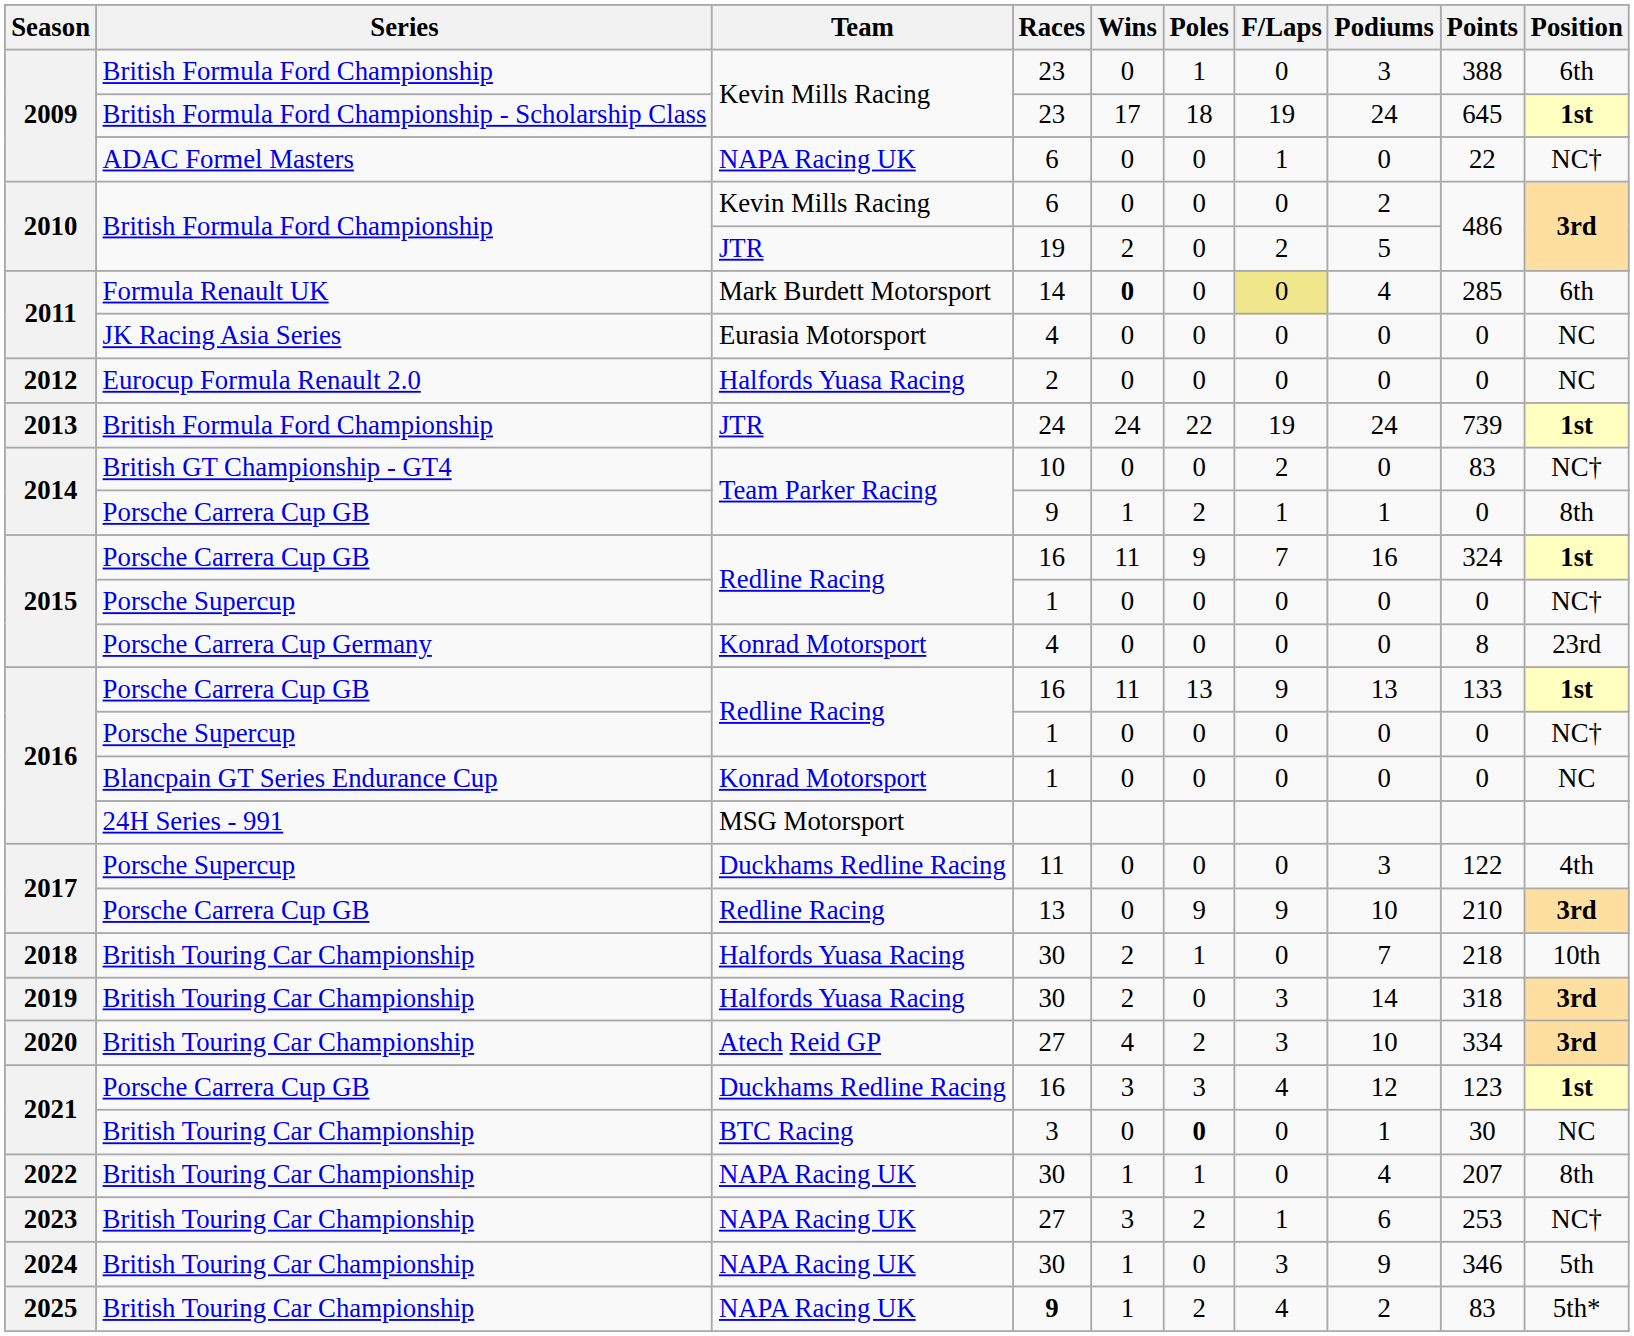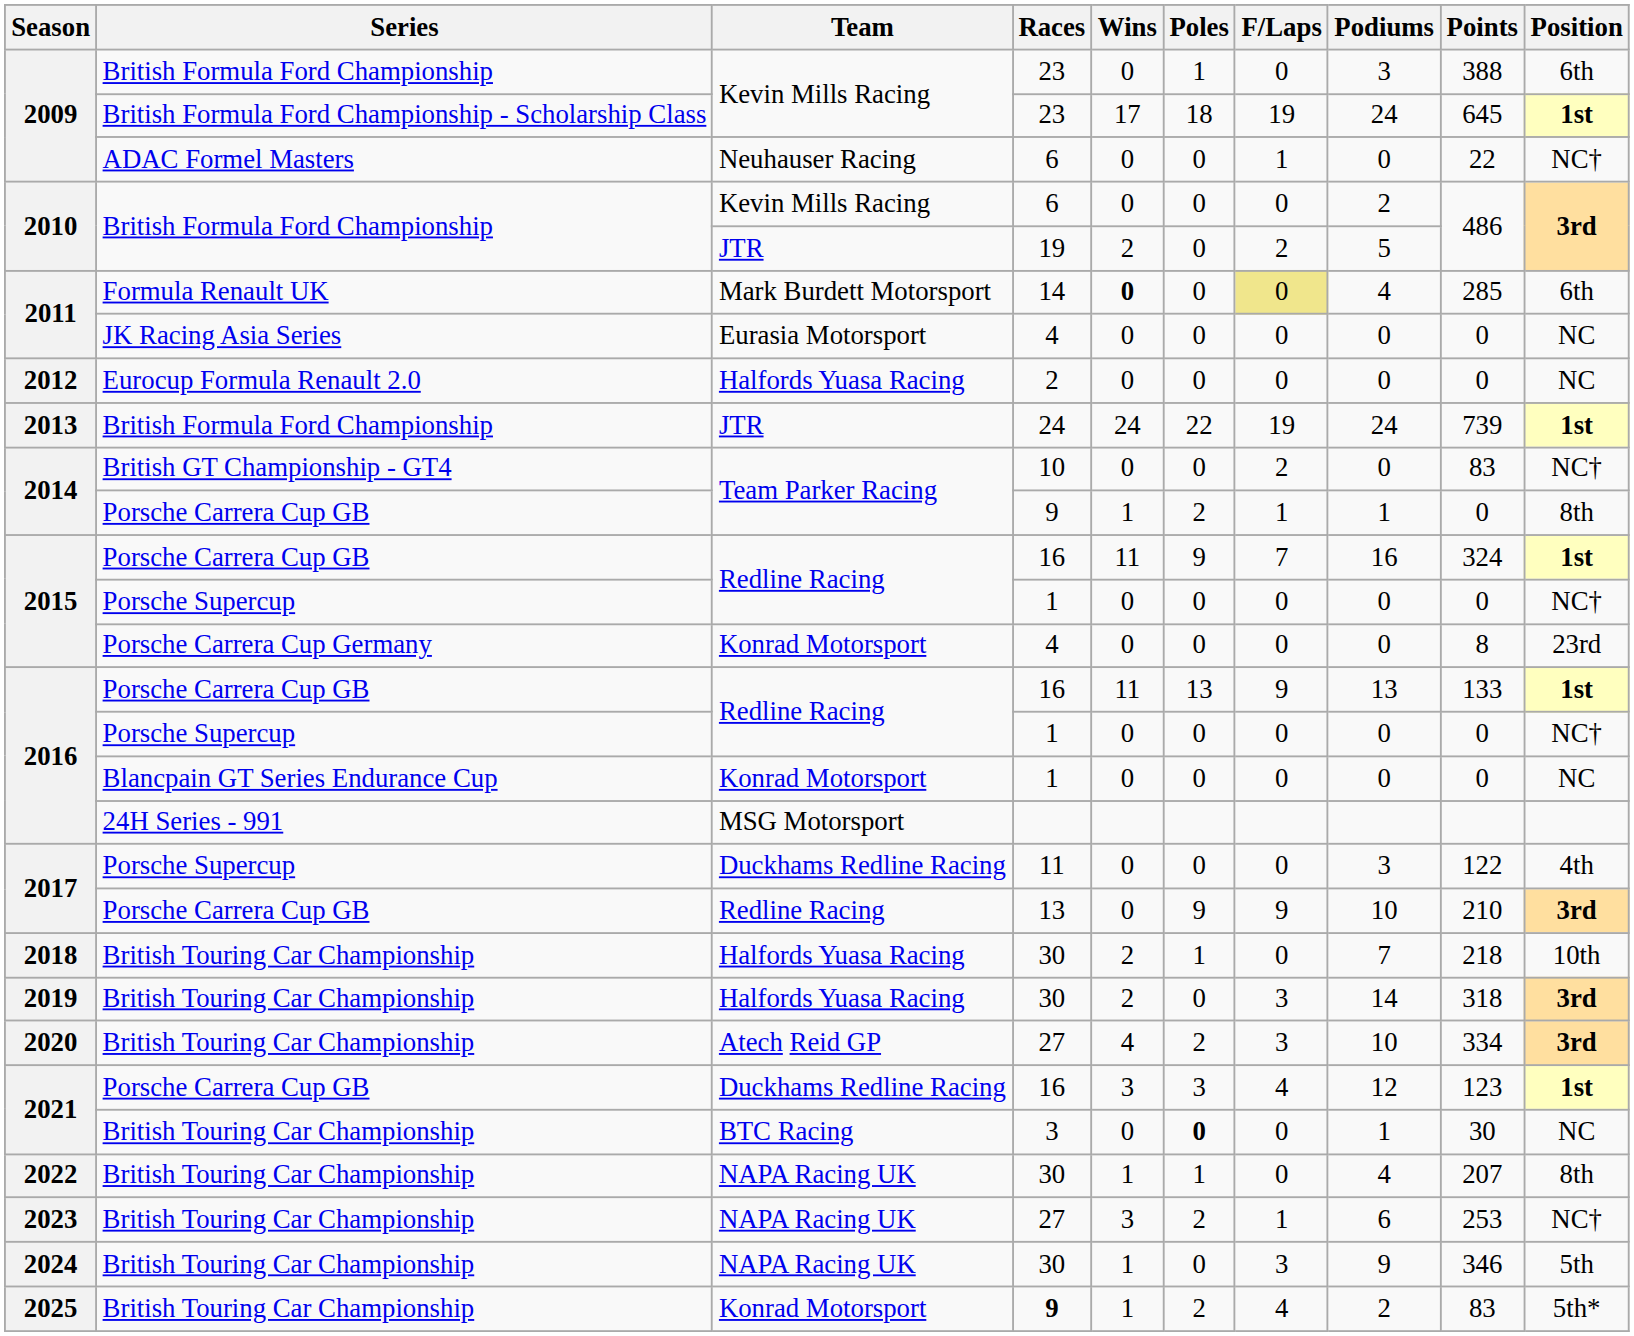(817, 159) NAPA Racing UK -> (817, 159) Neuhauser Racing
(817, 1308) NAPA Racing UK -> (823, 1308) Konrad Motorsport
